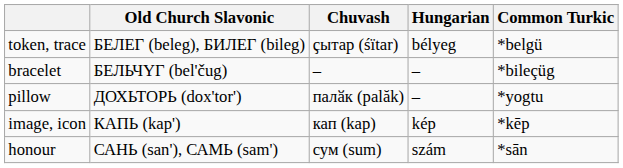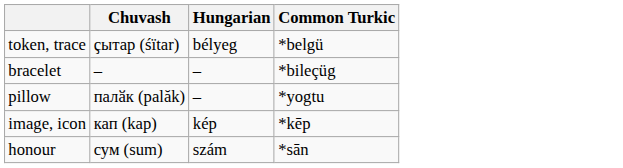- column: (199, 17)
